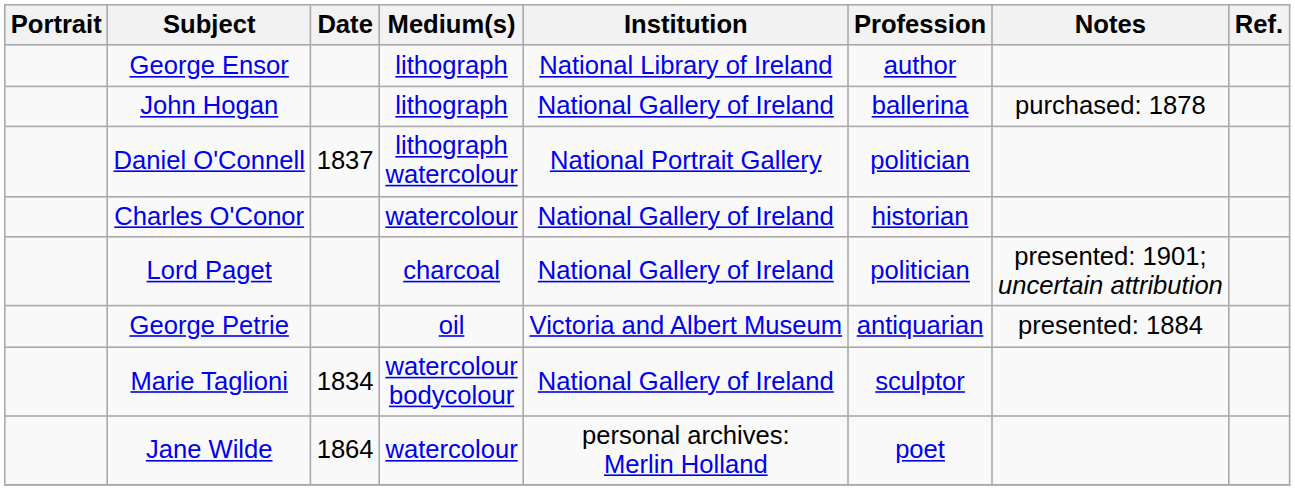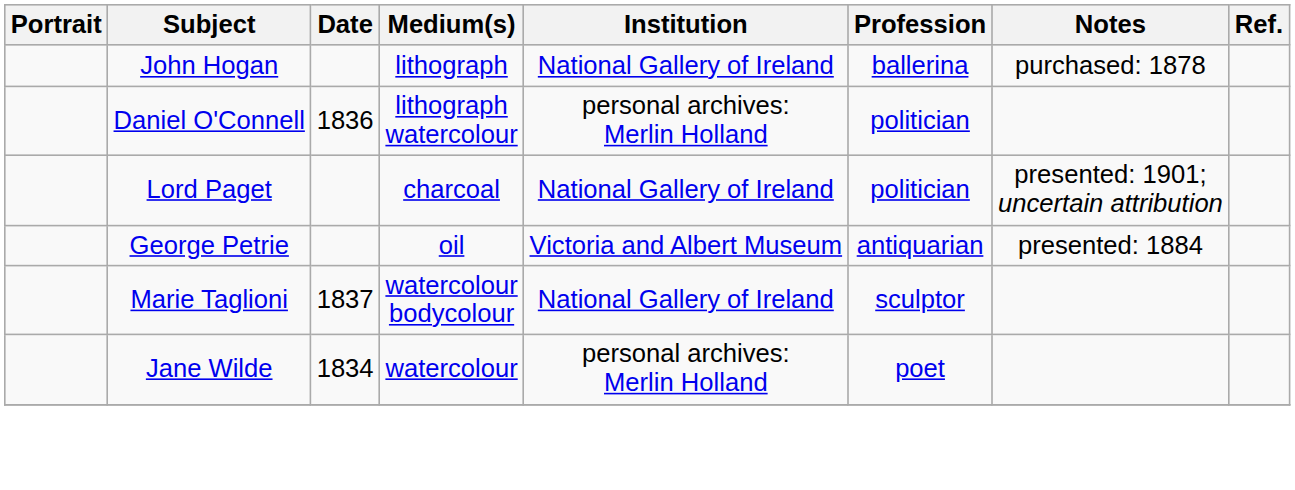- row: (209, 65)
(345, 161) 1837 -> (345, 120) 1836
(686, 161) National Portrait Gallery -> (686, 120) personal archives: Merlin Holland
- row: (209, 216)
(345, 380) 1834 -> (345, 299) 1837
(345, 450) 1864 -> (345, 369) 1834
